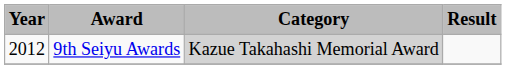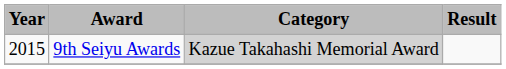(27, 49) 2012 -> (27, 49) 2015
